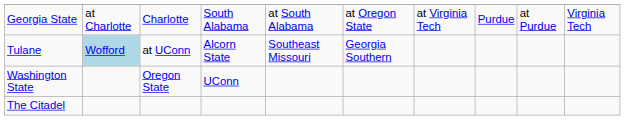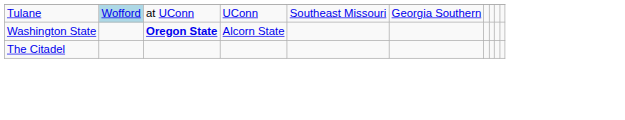- row: (42, 19)
(220, 50) Alcorn State -> (240, 13) UConn
(161, 81) normal -> (182, 31) bold
(221, 81) UConn -> (254, 31) Alcorn State
